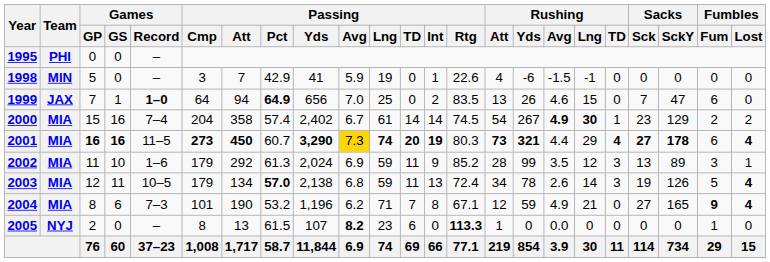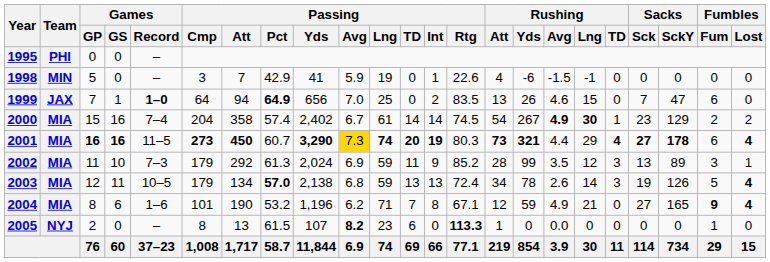(156, 162) 1–6 -> (156, 162) 7–3
(412, 183) 11 -> (412, 183) 13
(156, 204) 7–3 -> (156, 204) 1–6
